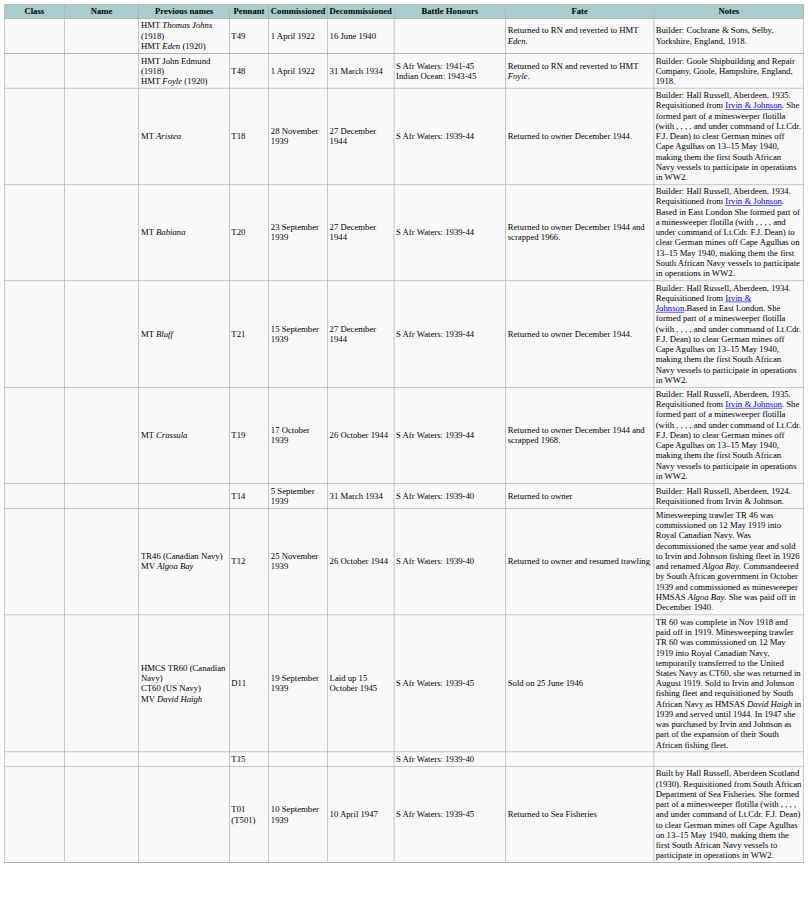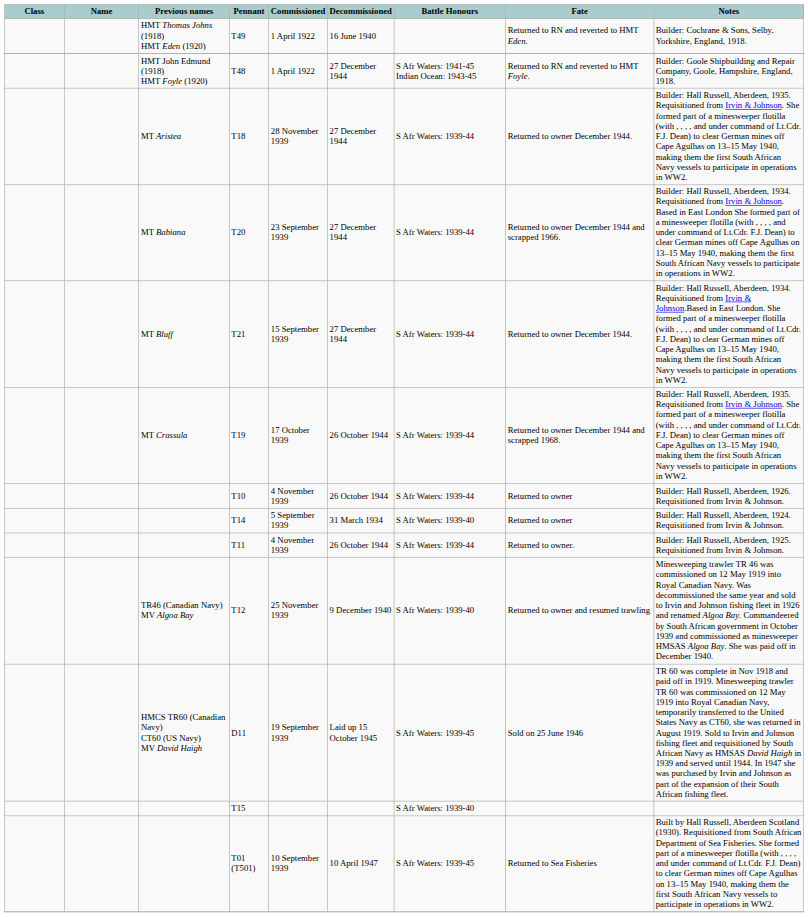(356, 70) 31 March 1934 -> (353, 70) 27 December 1944
+ row: (238, 495)
+ row: (238, 544)
(359, 561) 26 October 1944 -> (361, 610) 9 December 1940
